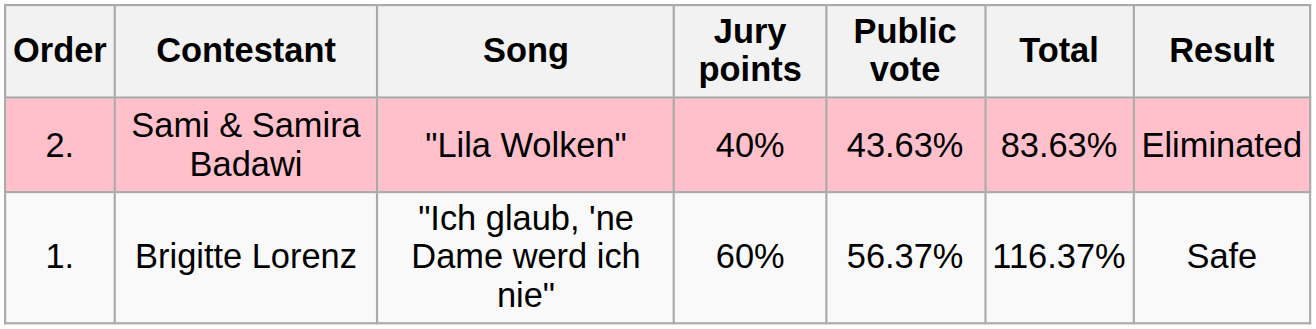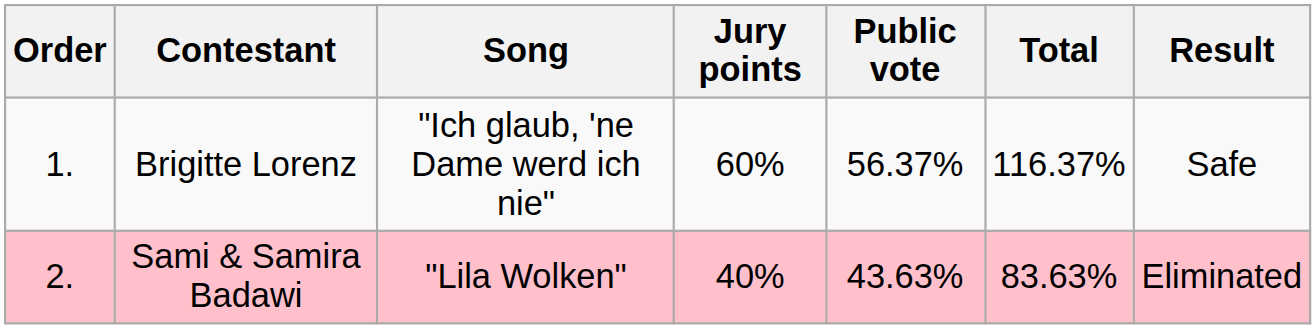rows swapped: (246, 256) <-> (246, 144)
